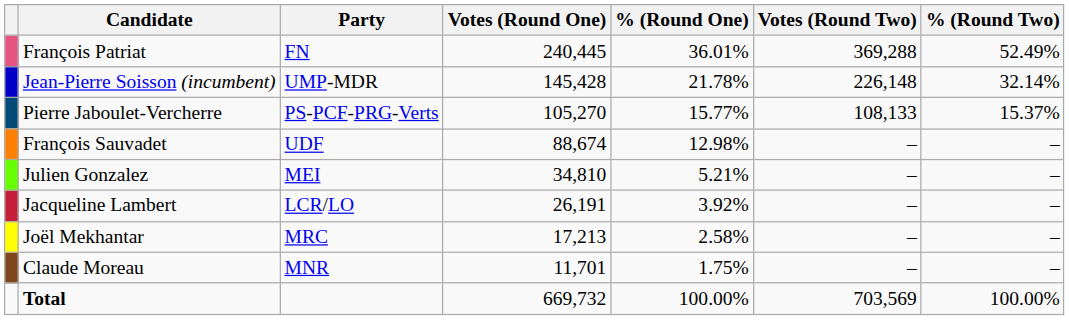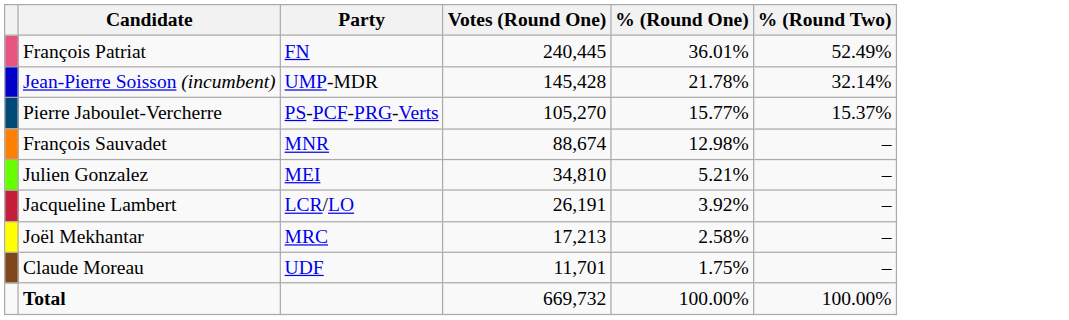- column: (837, 19)
(304, 143) UDF -> (307, 143) MNR
(307, 267) MNR -> (304, 267) UDF
